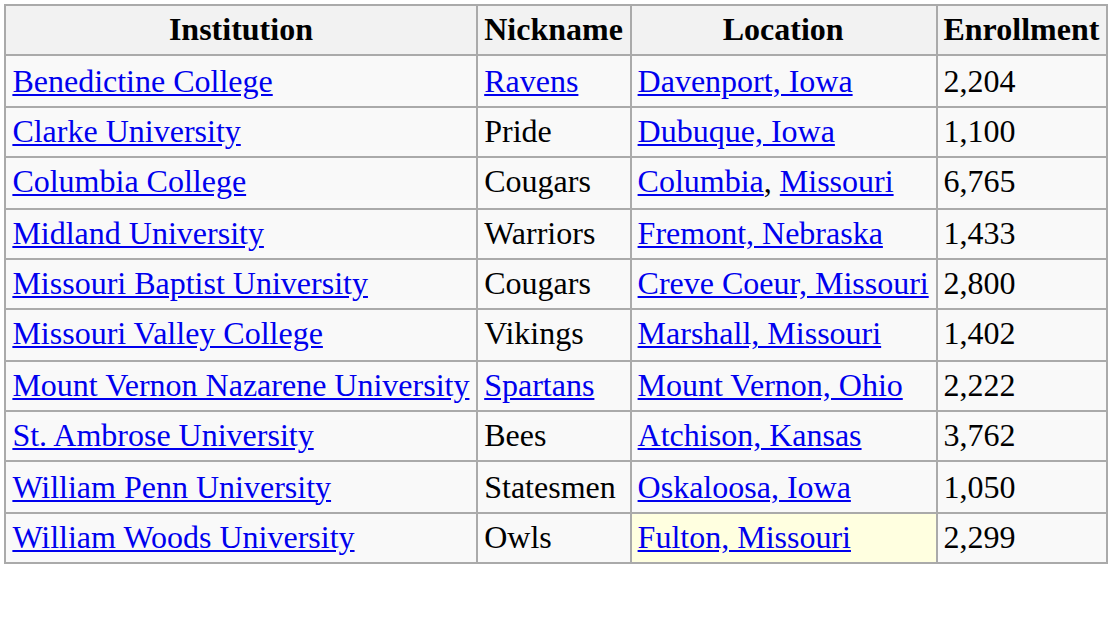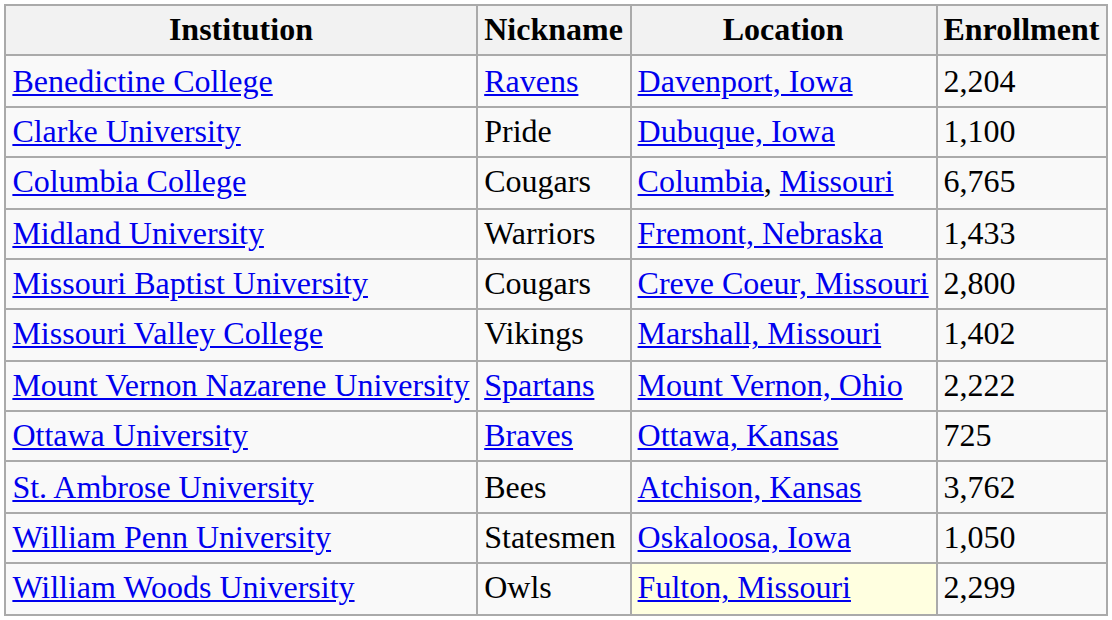+ row: (130, 435)
